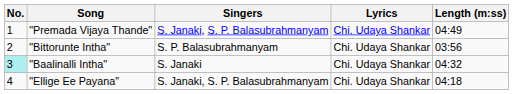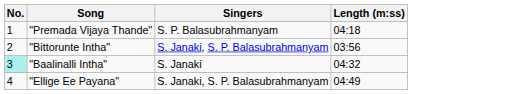- column: (382, 13)
(243, 30) S. Janaki, S. P. Balasubrahmanyam -> (218, 30) S. P. Balasubrahmanyam
(448, 30) 04:49 -> (347, 30) 04:18
(218, 47) S. P. Balasubrahmanyam -> (243, 47) S. Janaki, S. P. Balasubrahmanyam
(448, 81) 04:18 -> (347, 81) 04:49
